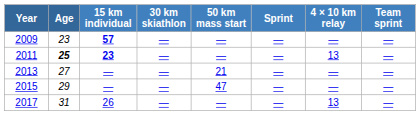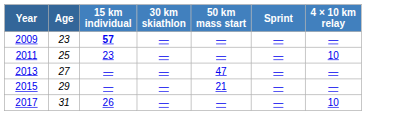- column: (388, 18)
(64, 55) bold -> (64, 55) normal
(108, 55) bold -> (108, 55) normal
(333, 55) 13 -> (333, 55) 10
(221, 71) 21 -> (221, 71) 47
(221, 87) 47 -> (221, 87) 21
(333, 103) 13 -> (333, 103) 10
